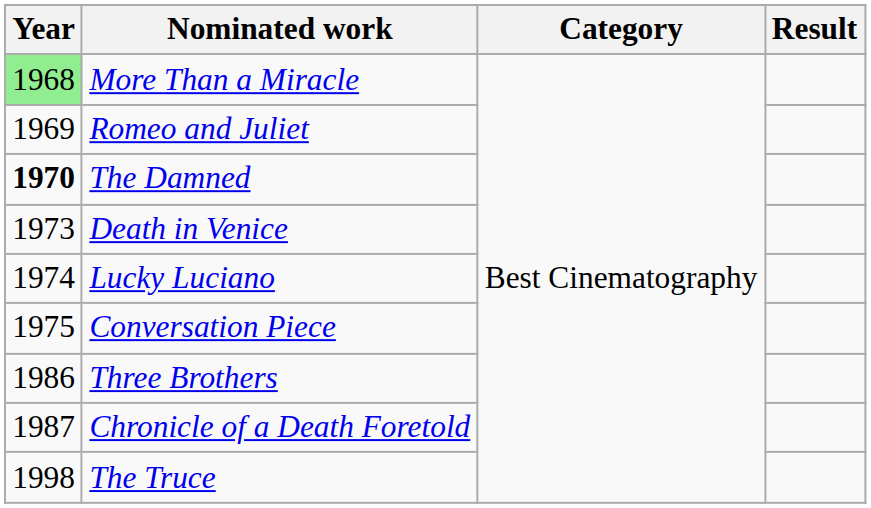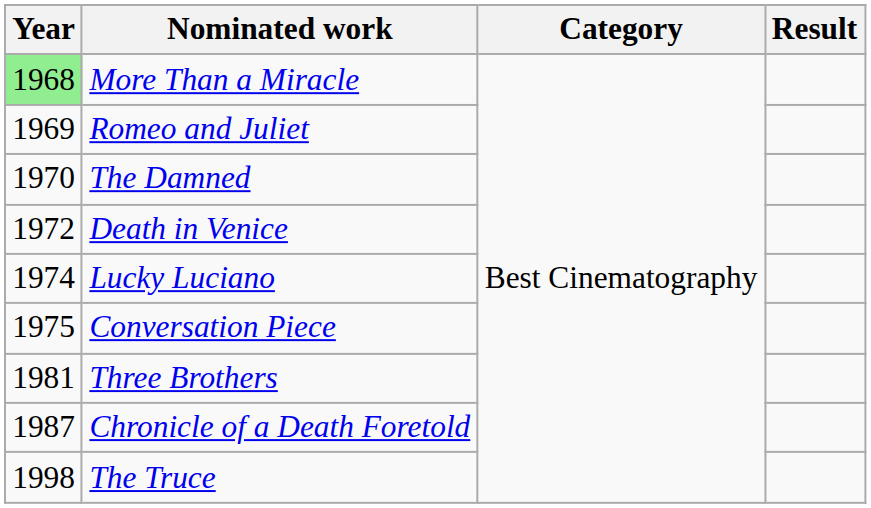(44, 178) bold -> (44, 178) normal
(44, 228) 1973 -> (44, 228) 1972
(44, 377) 1986 -> (44, 377) 1981
